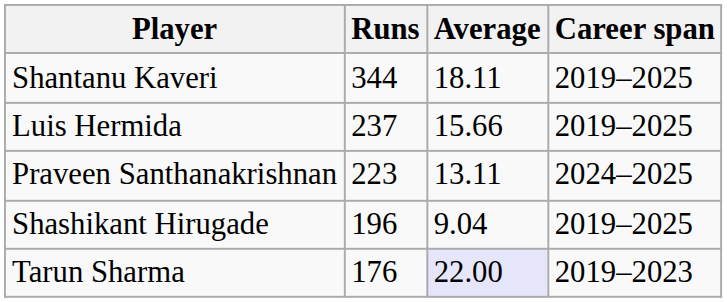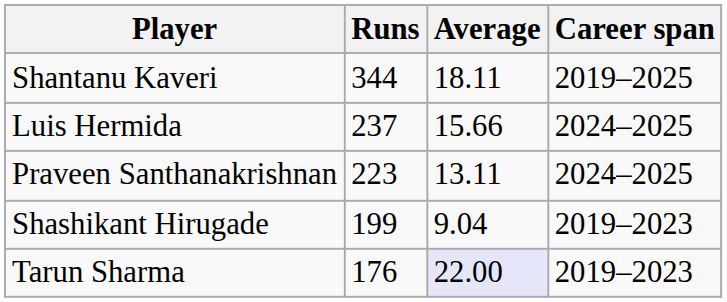(624, 126) 2019–2025 -> (624, 126) 2024–2025
(374, 223) 196 -> (374, 223) 199
(624, 223) 2019–2025 -> (624, 223) 2019–2023
